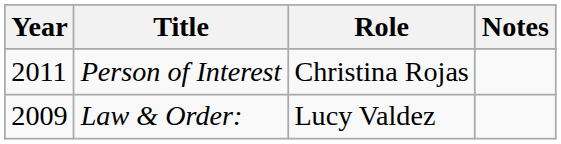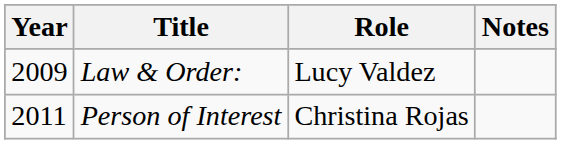rows swapped: (162, 116) <-> (181, 71)
